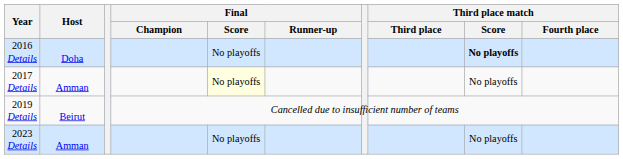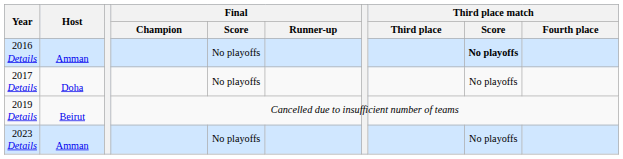(72, 59) Doha -> (72, 59) Amman
(72, 88) Amman -> (72, 88) Doha
(236, 82) lightyellow background -> (236, 82) no background
